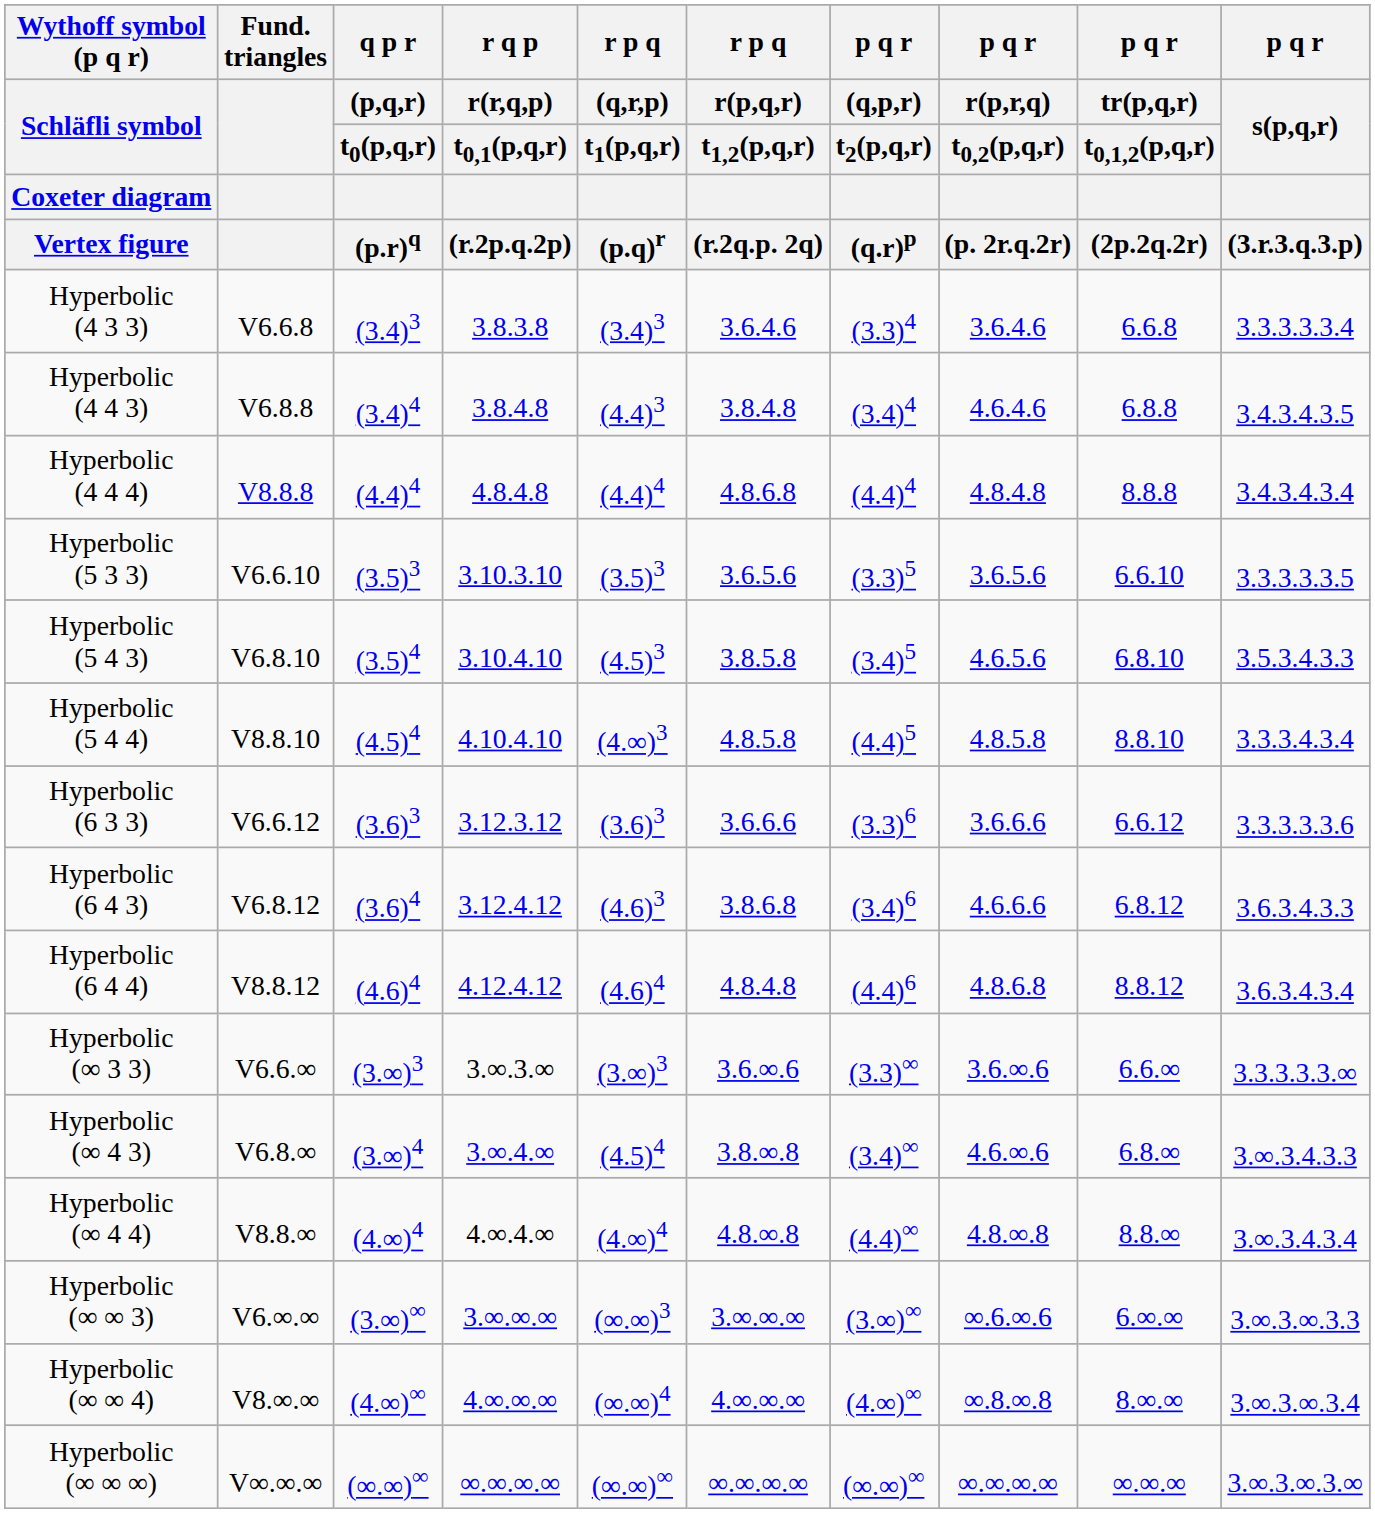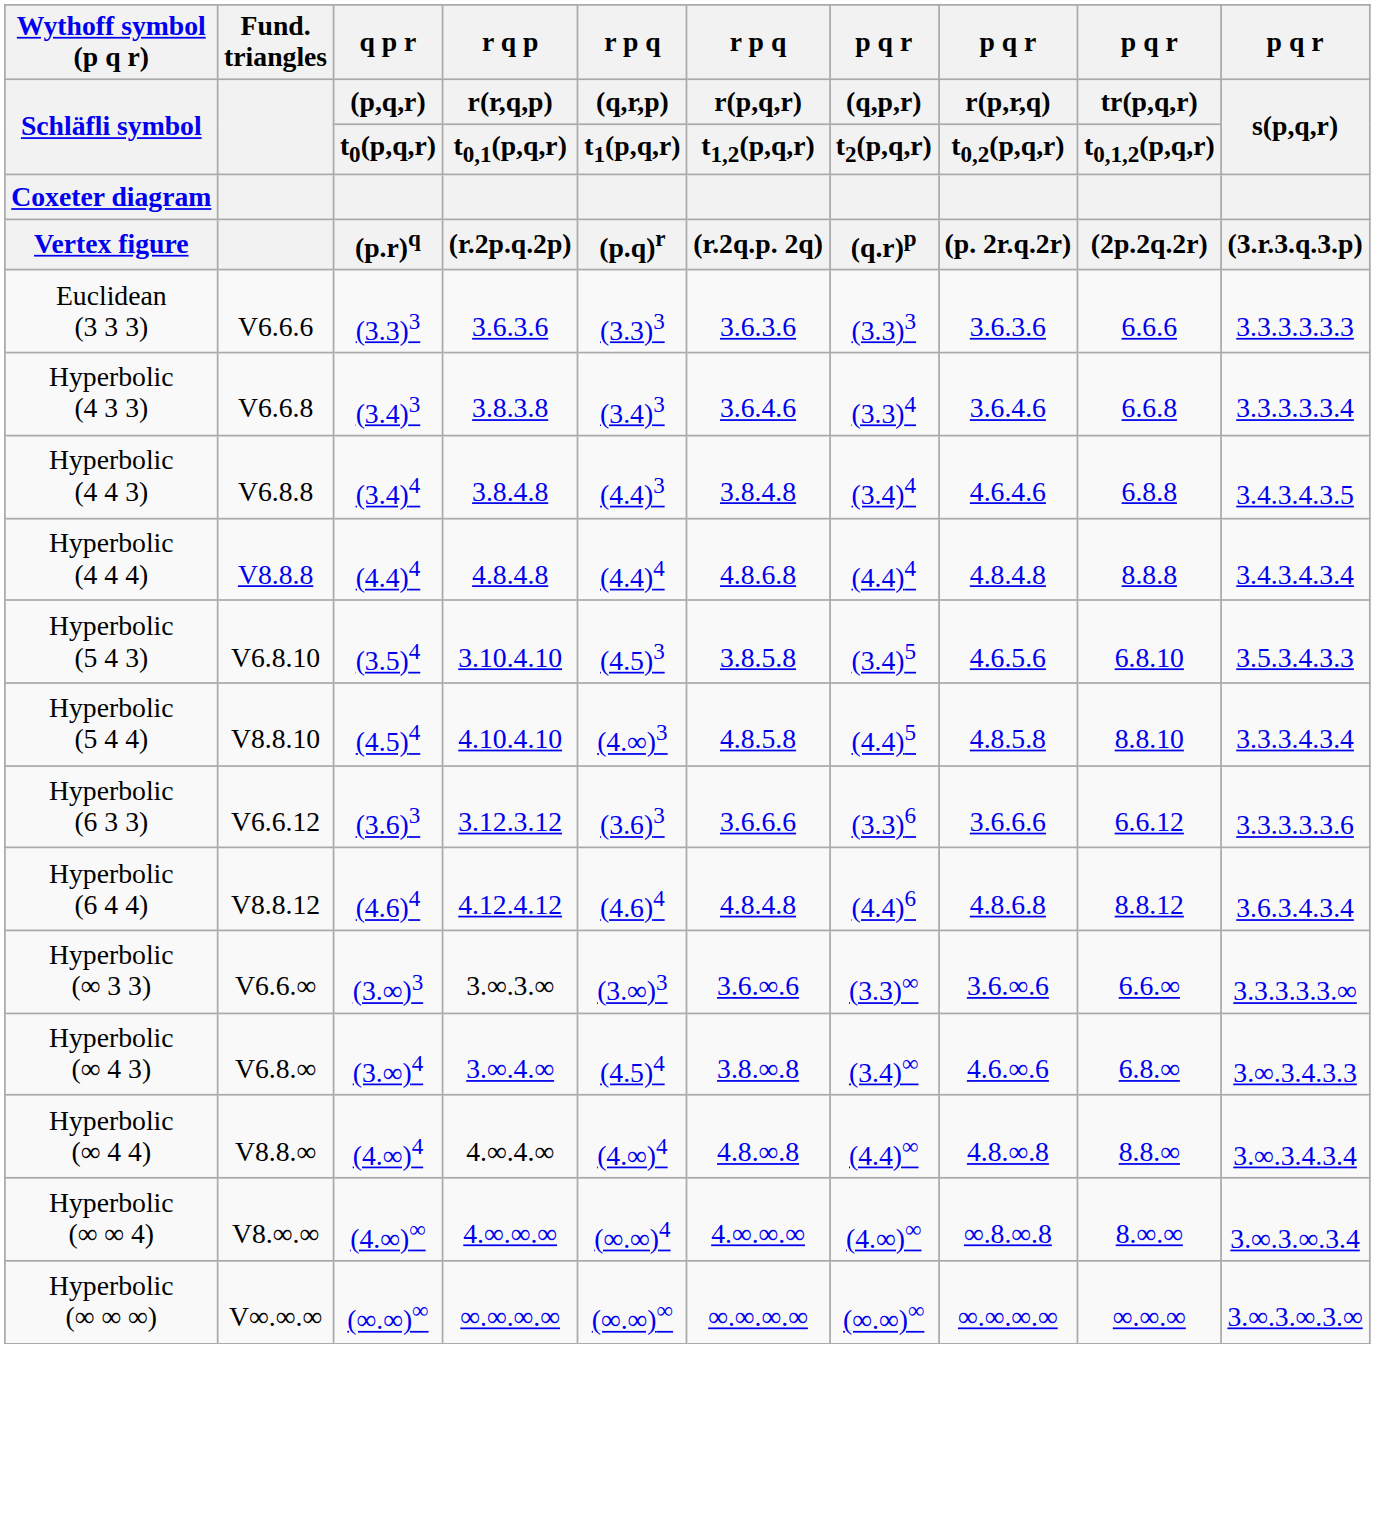+ row: (111, 311)
- row: (111, 558)
- row: (111, 888)
- row: (111, 1301)
